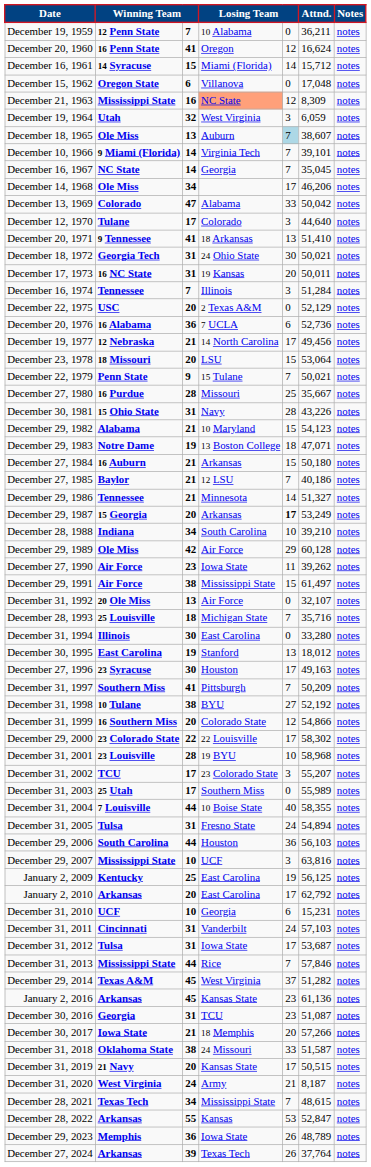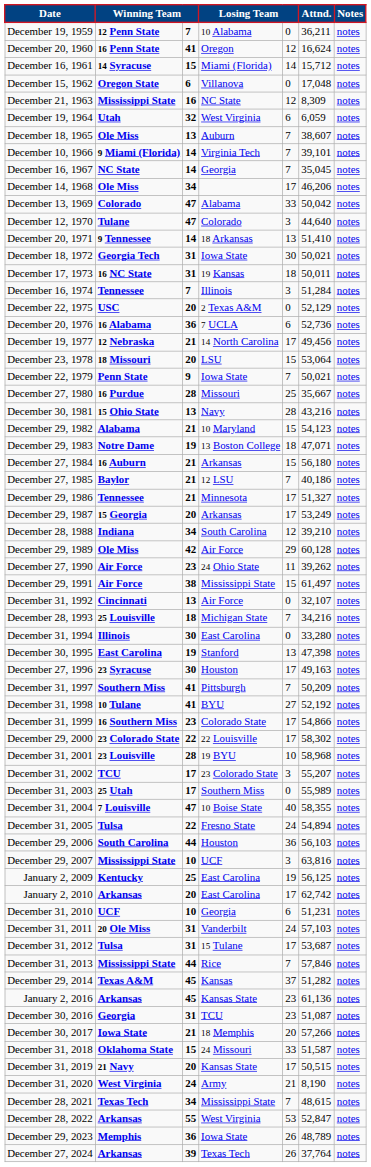(221, 100) lightsalmon background -> (221, 100) no background
(288, 118) 3 -> (288, 118) 6
(288, 135) lightblue background -> (288, 135) no background
(191, 221) 17 -> (191, 221) 47
(191, 238) 41 -> (191, 238) 14
(230, 256) 24 Ohio State -> (224, 256) Iowa State
(291, 273) 20 -> (291, 273) 18
(222, 376) 15 Tulane -> (224, 376) Iowa State
(191, 411) 31 -> (191, 411) 13
(316, 411) 43,226 -> (316, 411) 43,216
(316, 463) 50,180 -> (316, 463) 56,180
(291, 497) 14 -> (291, 497) 17
(291, 514) bold -> (291, 514) normal
(291, 532) 10 -> (291, 532) 12
(224, 566) Iowa State -> (230, 566) 24 Ohio State
(124, 601) 20 Ole Miss -> (122, 601) Cincinnati
(316, 618) 35,716 -> (316, 618) 34,216
(316, 652) 18,012 -> (316, 652) 47,398
(191, 704) 38 -> (191, 704) 41
(191, 721) 20 -> (191, 721) 23
(291, 721) 12 -> (291, 721) 17
(191, 808) 44 -> (191, 808) 47
(191, 825) 31 -> (191, 825) 22
(316, 894) 62,792 -> (316, 894) 62,742
(316, 911) 15,231 -> (316, 911) 51,231
(122, 929) Cincinnati -> (124, 929) 20 Ole Miss
(224, 946) Iowa State -> (222, 946) 15 Tulane
(231, 980) West Virginia -> (217, 980) Kansas
(191, 1049) 38 -> (191, 1049) 15
(313, 1084) 8,187 -> (313, 1084) 8,190
(217, 1118) Kansas -> (231, 1118) West Virginia
